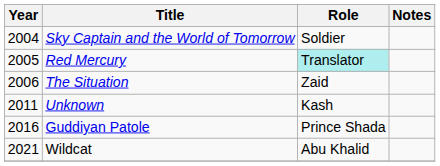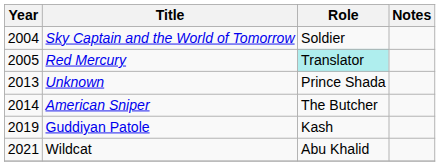- row: (87, 82)
(23, 104) 2011 -> (23, 82) 2013
(317, 104) Kash -> (343, 82) Prince Shada
+ row: (98, 104)
(23, 127) 2016 -> (23, 127) 2019
(343, 127) Prince Shada -> (317, 127) Kash
